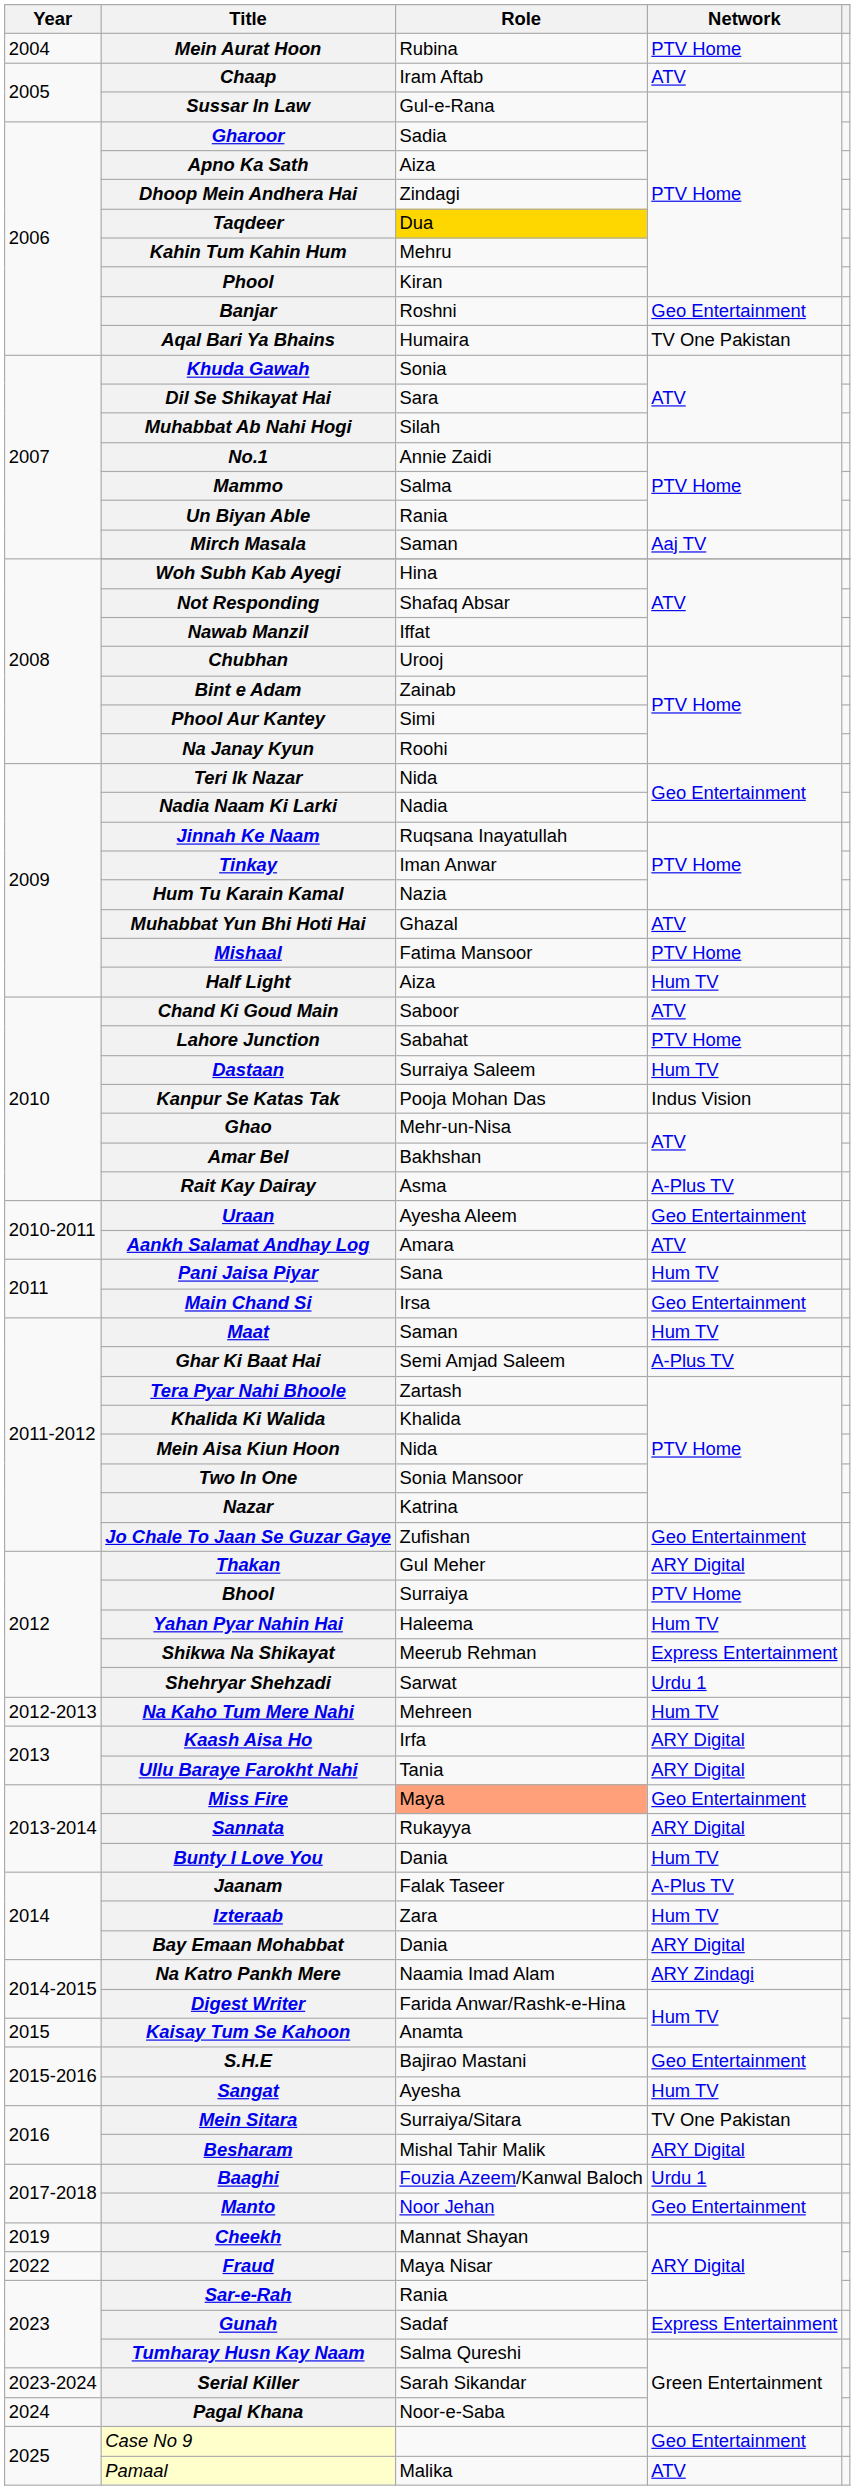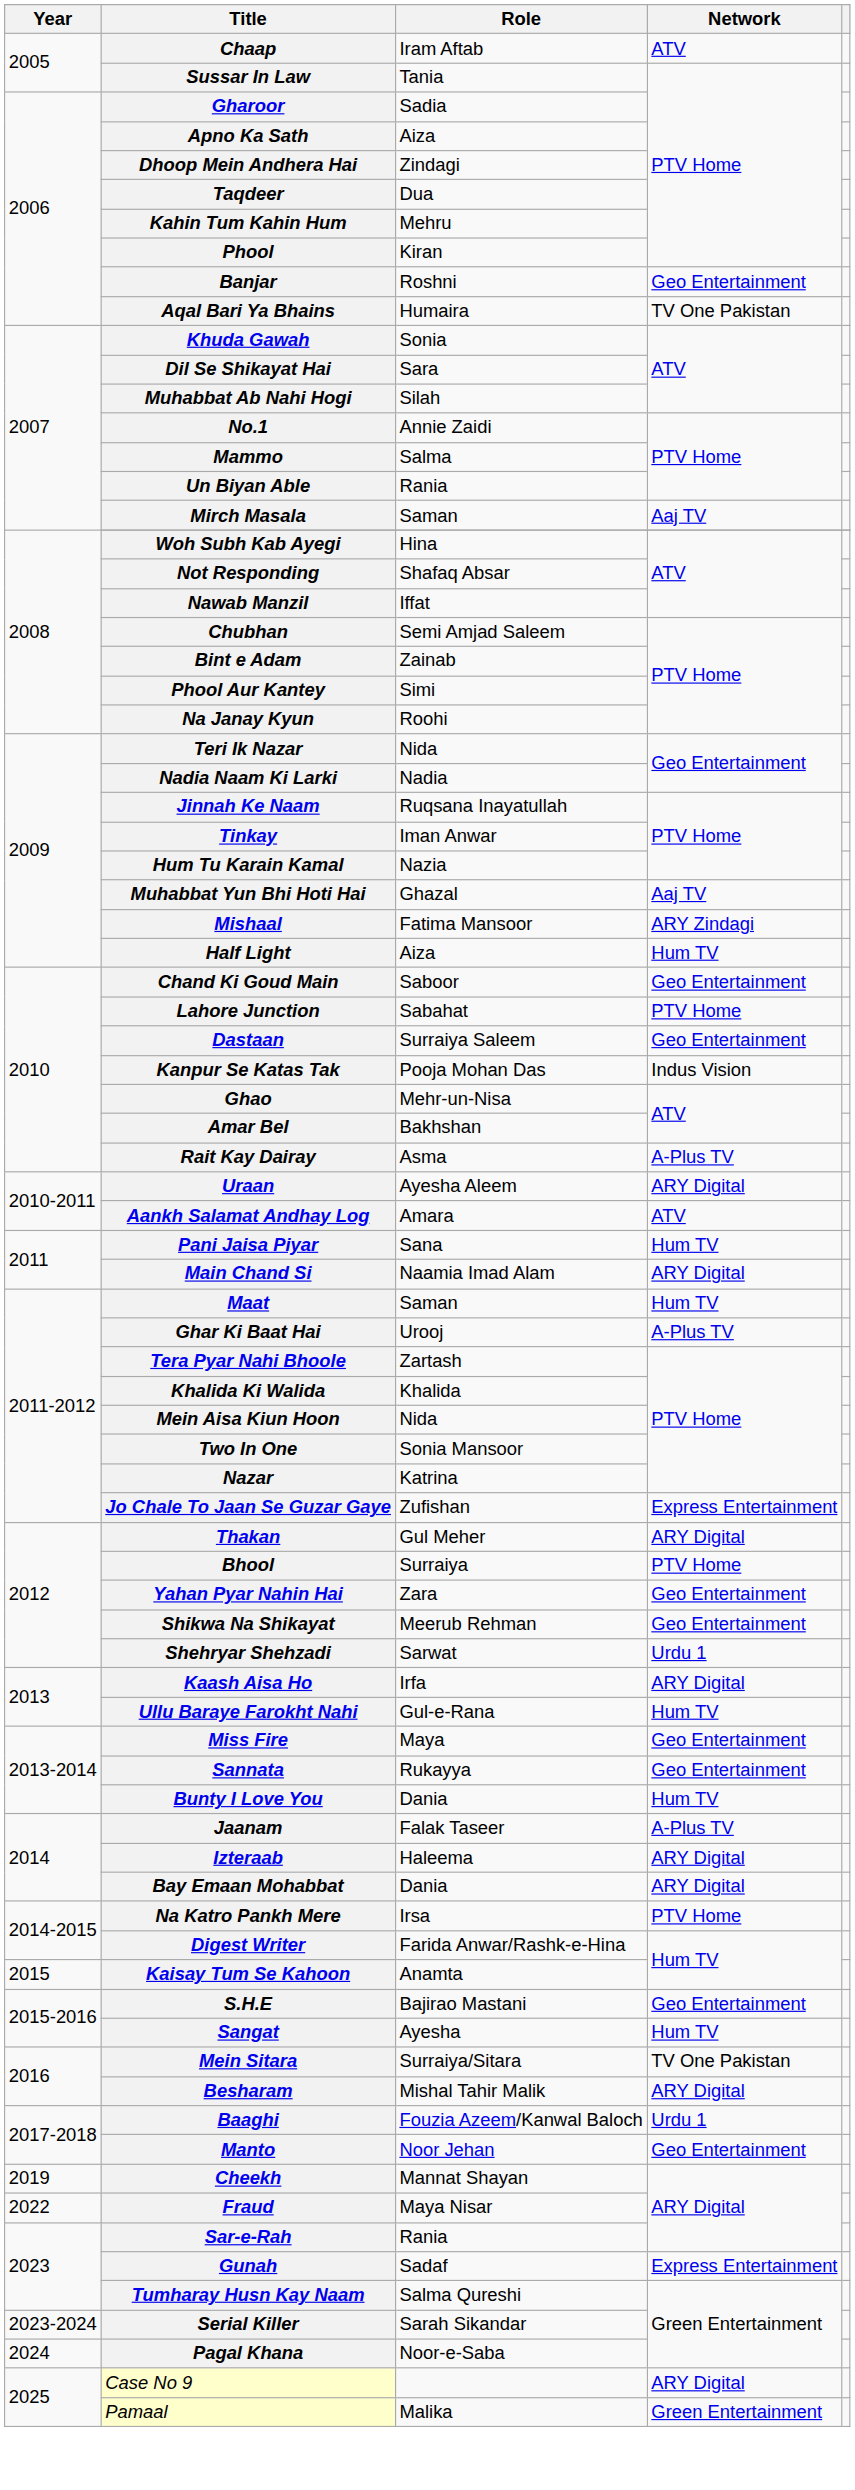- row: (248, 48)
(447, 106) Gul-e-Rana -> (421, 77) Tania
(416, 223) gold background -> (416, 194) no background
(421, 661) Urooj -> (482, 631) Semi Amjad Saleem
(669, 923) ATV -> (679, 894) Aaj TV
(696, 952) PTV Home -> (703, 923) ARY Zindagi
(669, 1011) ATV -> (729, 982) Geo Entertainment
(685, 1069) Hum TV -> (729, 1040) Geo Entertainment
(729, 1215) Geo Entertainment -> (698, 1186) ARY Digital
(415, 1303) Irsa -> (477, 1273) Naamia Imad Alam
(729, 1303) Geo Entertainment -> (698, 1273) ARY Digital
(482, 1361) Semi Amjad Saleem -> (421, 1332) Urooj
(729, 1536) Geo Entertainment -> (744, 1507) Express Entertainment
(436, 1624) Haleema -> (418, 1594) Zara
(685, 1624) Hum TV -> (729, 1594) Geo Entertainment
(744, 1653) Express Entertainment -> (729, 1624) Geo Entertainment
- row: (248, 1711)
(421, 1769) Tania -> (447, 1711) Gul-e-Rana
(698, 1769) ARY Digital -> (685, 1711) Hum TV
(422, 1799) lightsalmon background -> (422, 1740) no background
(698, 1828) ARY Digital -> (729, 1769) Geo Entertainment
(418, 1915) Zara -> (436, 1857) Haleema
(685, 1915) Hum TV -> (698, 1857) ARY Digital
(477, 1974) Naamia Imad Alam -> (415, 1915) Irsa
(703, 1974) ARY Zindagi -> (696, 1915) PTV Home
(729, 2441) Geo Entertainment -> (698, 2382) ARY Digital
(669, 2470) ATV -> (737, 2411) Green Entertainment
